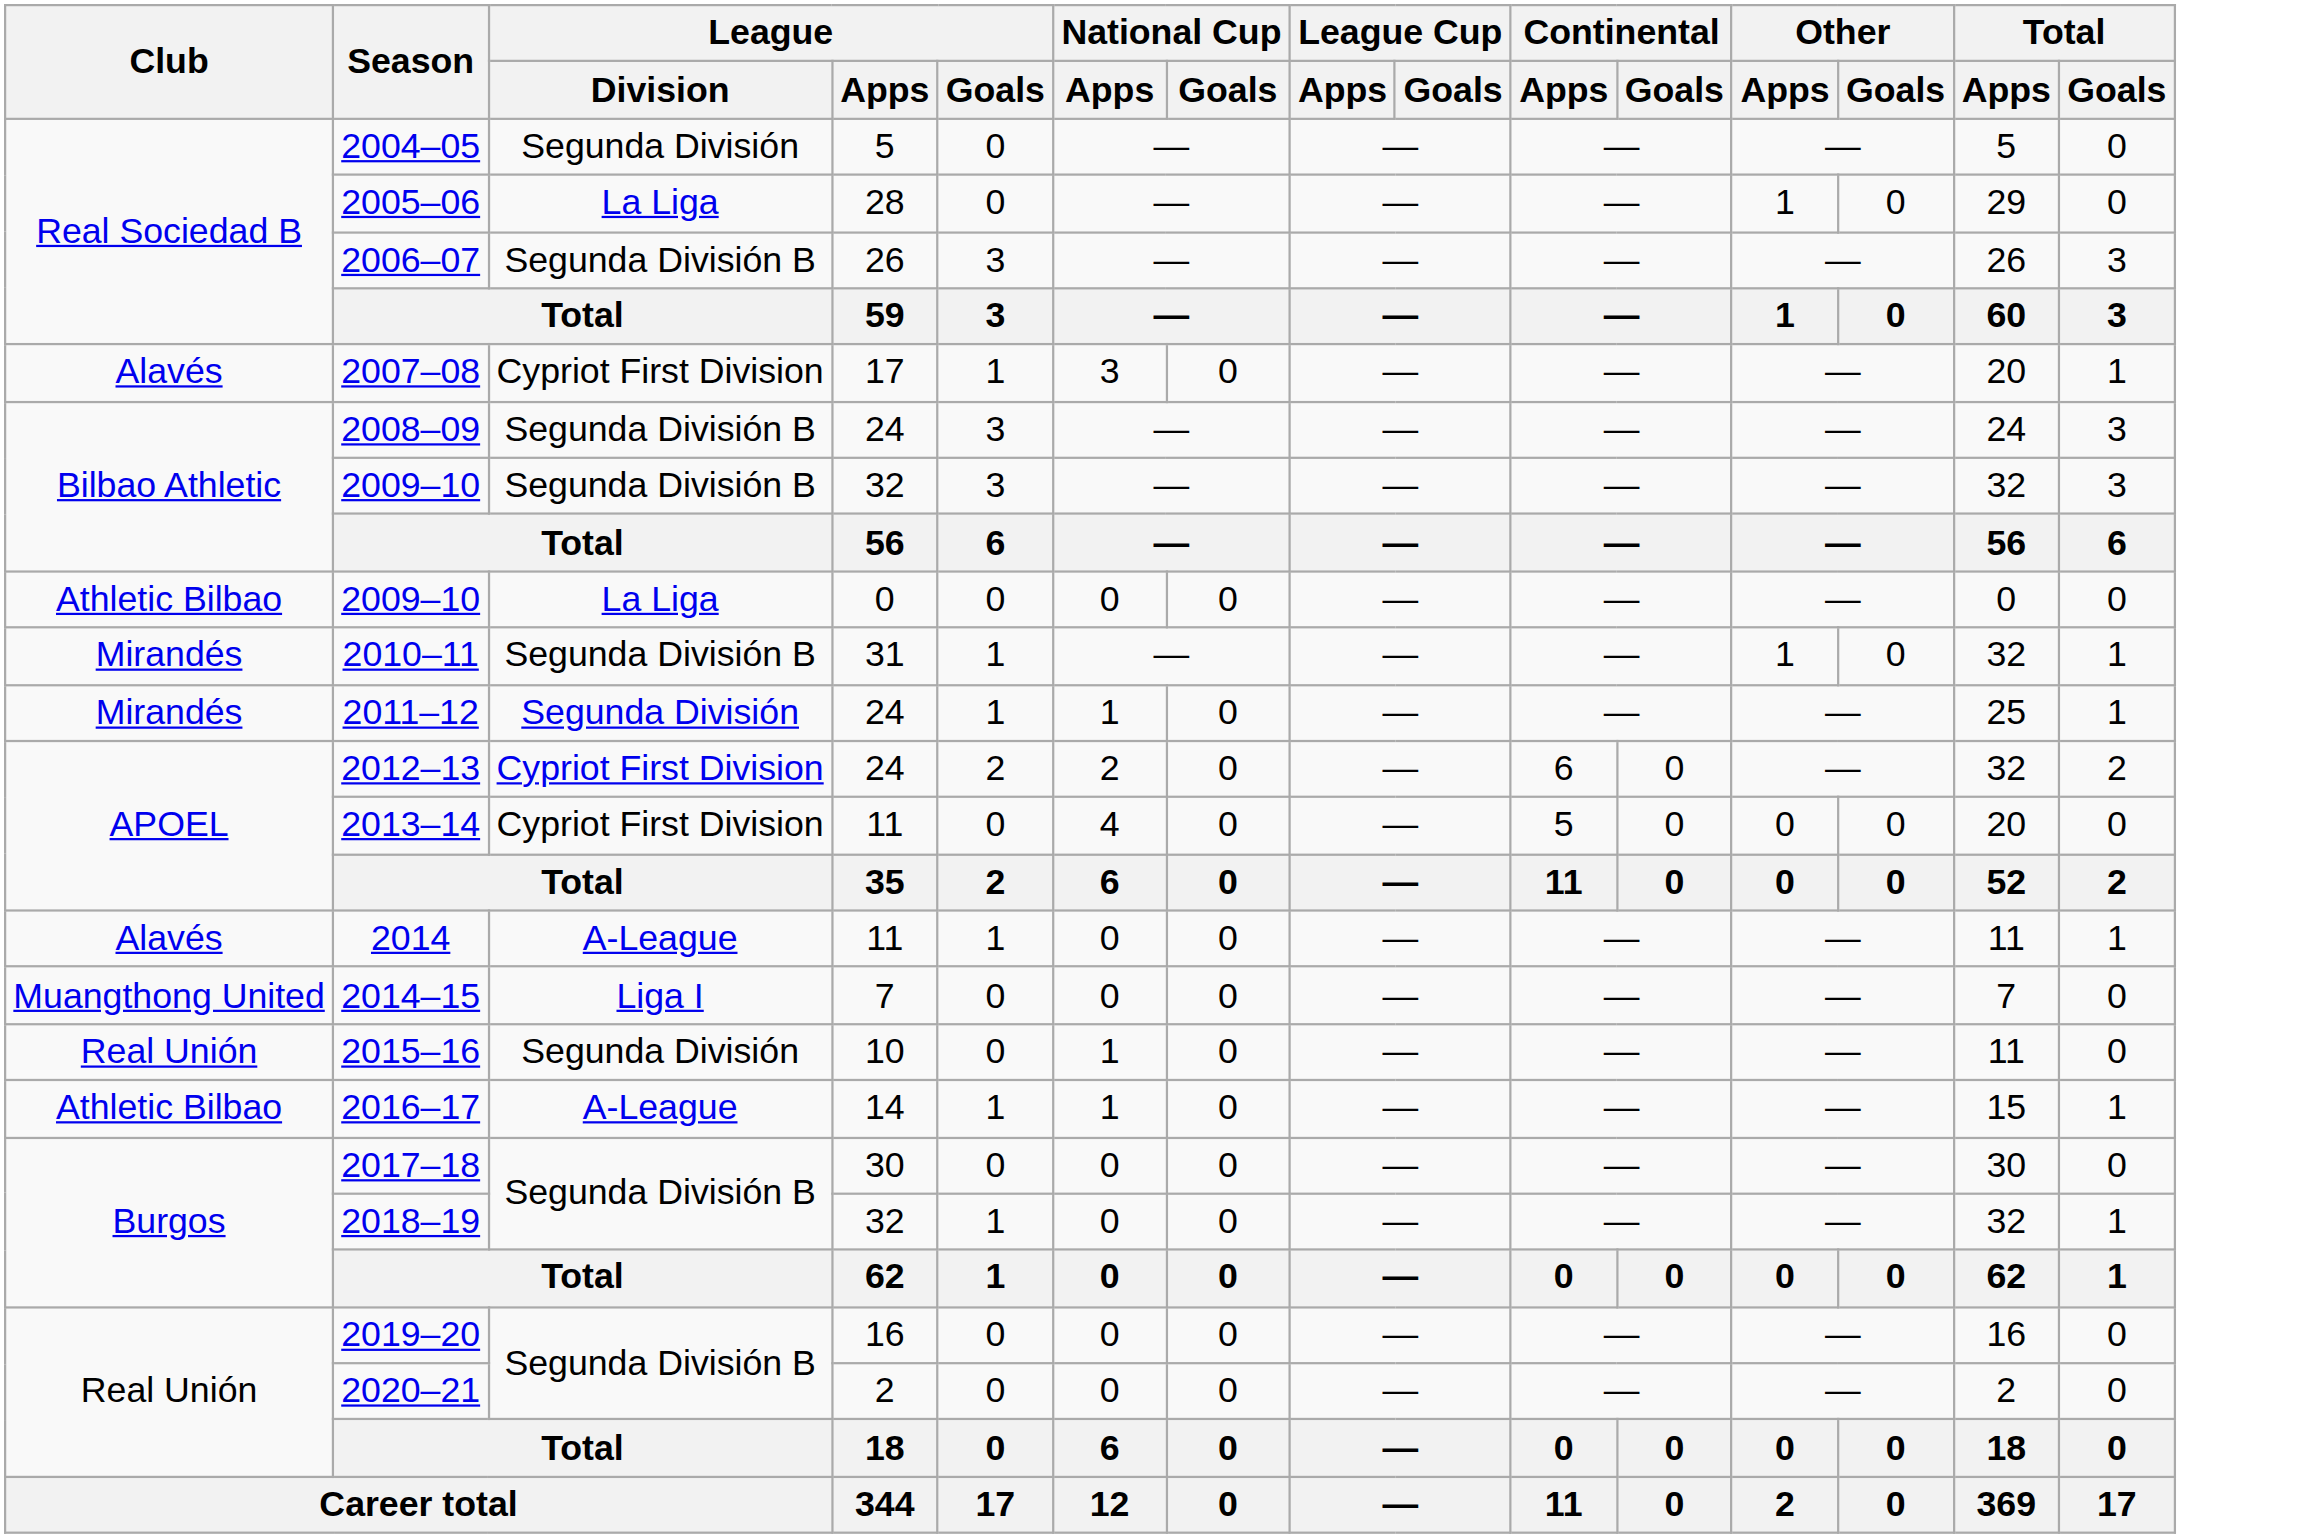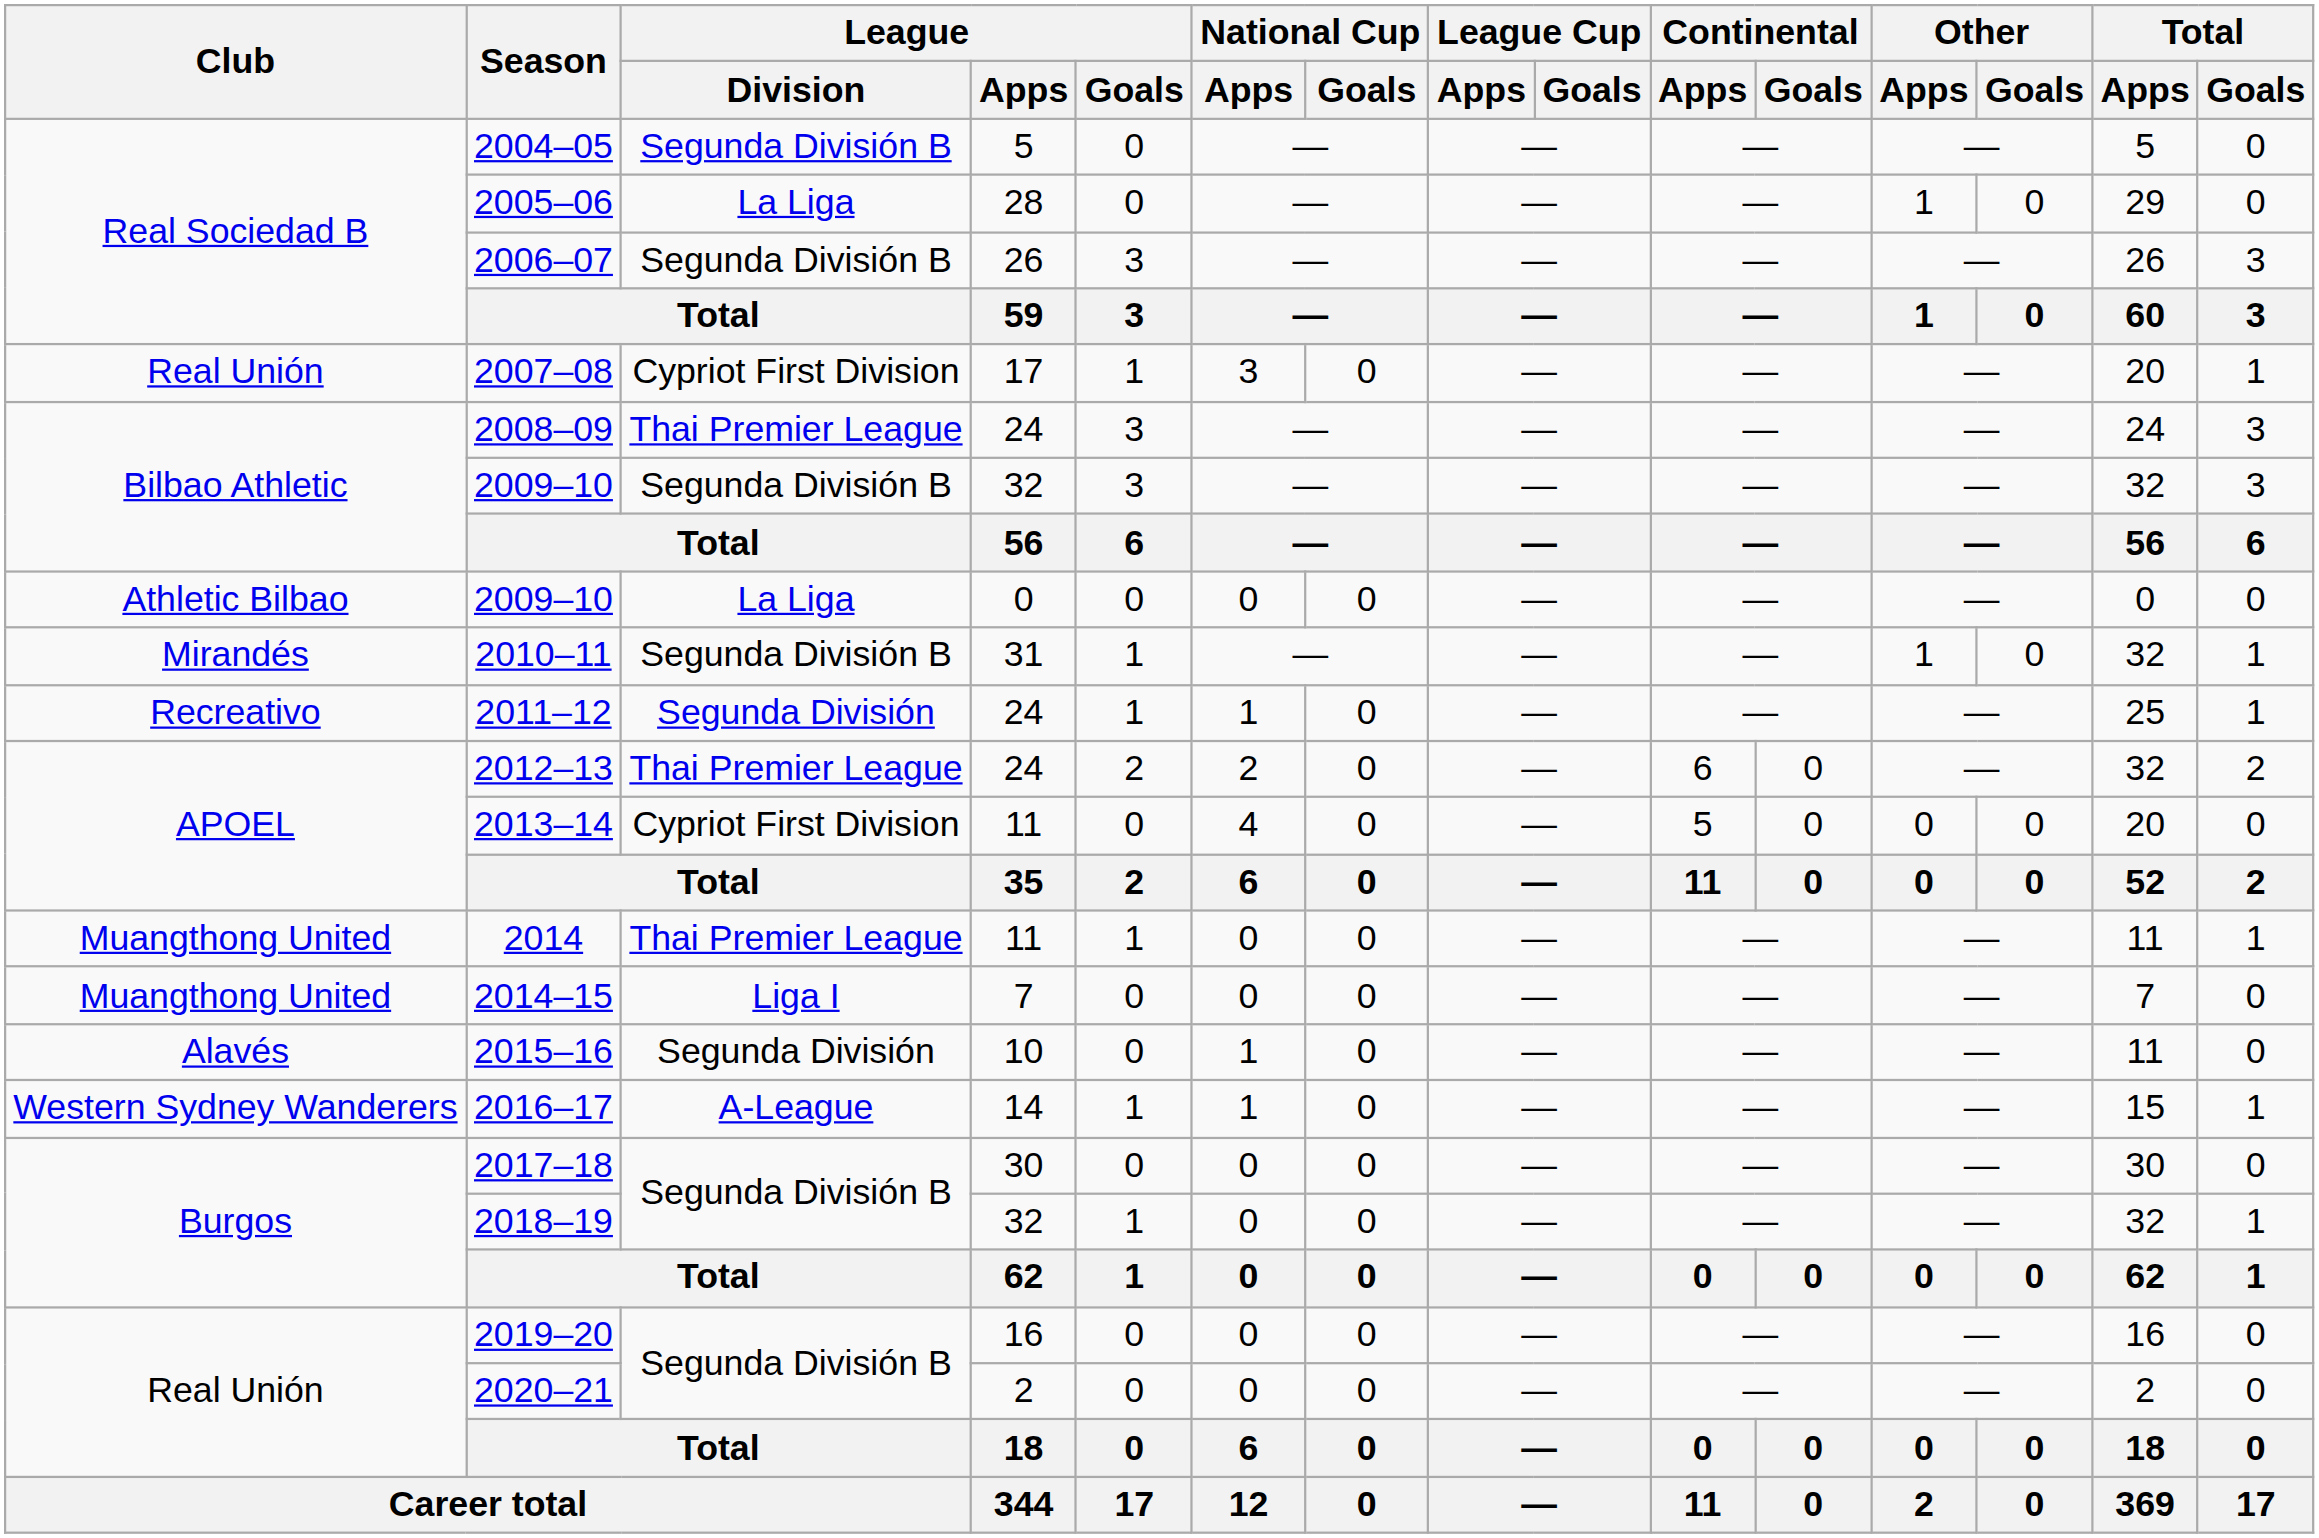(660, 145) Segunda División -> (796, 145) Segunda División B
(169, 372) Alavés -> (235, 372) Real Unión
(660, 428) Segunda División B -> (796, 428) Thai Premier League
(169, 711) Mirandés -> (235, 711) Recreativo
(660, 768) Cypriot First Division -> (796, 768) Thai Premier League
(169, 938) Alavés -> (235, 938) Muangthong United
(660, 938) A-League -> (796, 938) Thai Premier League
(169, 1051) Real Unión -> (235, 1051) Alavés
(169, 1107) Athletic Bilbao -> (235, 1107) Western Sydney Wanderers
